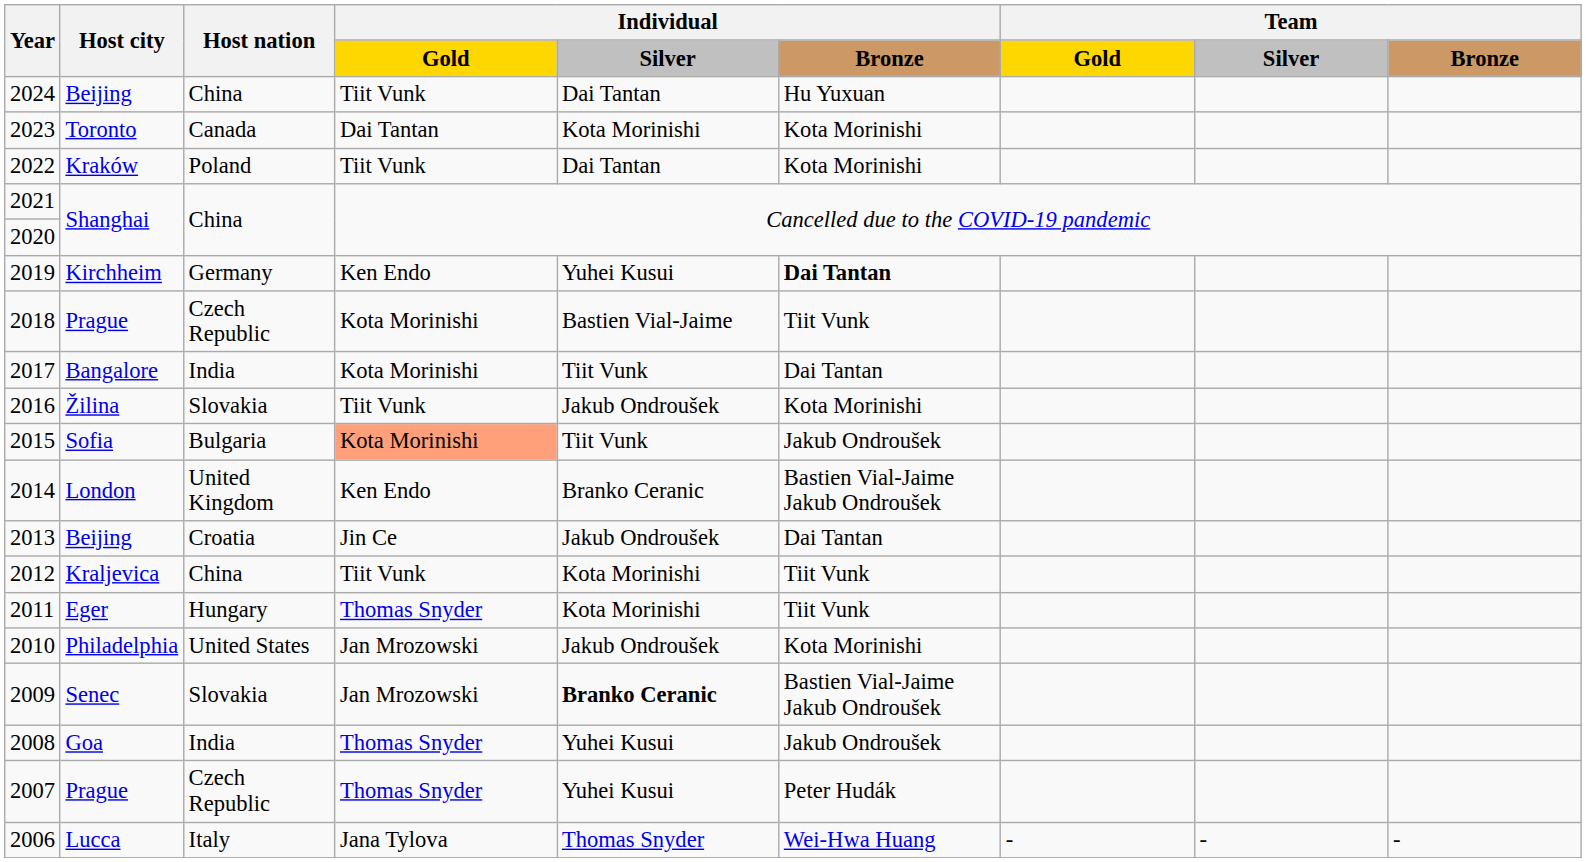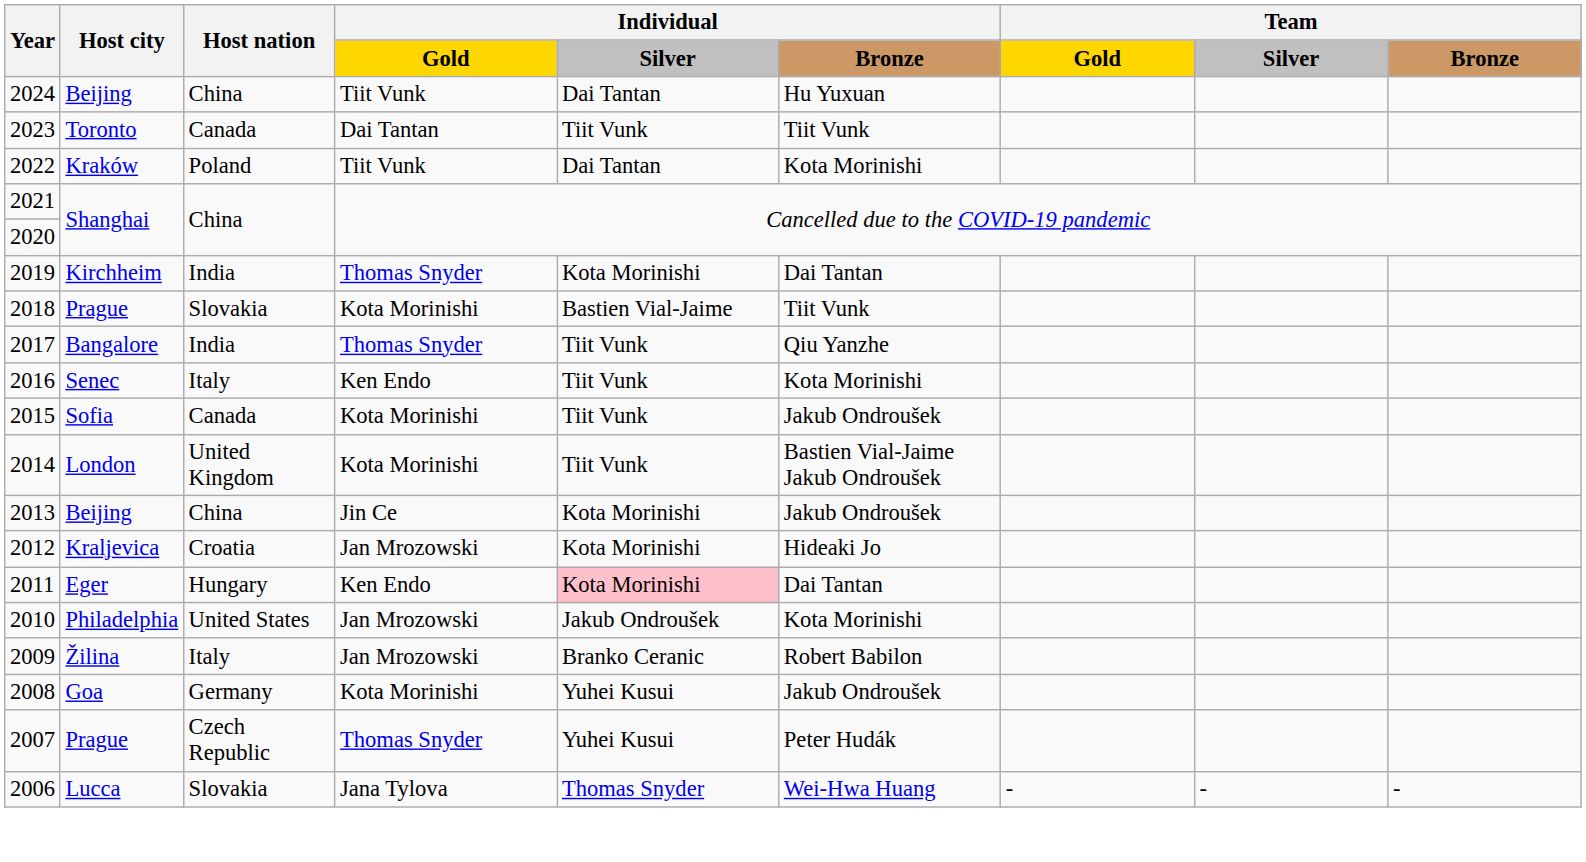(631, 129) Kota Morinishi -> (605, 129) Tiit Vunk
(853, 129) Kota Morinishi -> (827, 129) Tiit Vunk
(231, 272) Germany -> (212, 272) India
(385, 272) Ken Endo -> (411, 272) Thomas Snyder
(618, 272) Yuhei Kusui -> (631, 272) Kota Morinishi
(837, 272) bold -> (833, 272) normal
(229, 321) Czech Republic -> (228, 308) Slovakia
(409, 369) Kota Morinishi -> (411, 344) Thomas Snyder
(833, 369) Dai Tantan -> (836, 344) Qiu Yanzhe
(92, 405) Žilina -> (92, 380) Senec
(228, 405) Slovakia -> (209, 380) Italy
(383, 405) Tiit Vunk -> (385, 380) Ken Endo
(641, 405) Jakub Ondroušek -> (605, 380) Tiit Vunk
(227, 441) Bulgaria -> (222, 415) Canada
(409, 441) lightsalmon background -> (409, 415) no background
(385, 489) Ken Endo -> (409, 464) Kota Morinishi
(633, 489) Branko Ceranic -> (605, 464) Tiit Vunk
(222, 538) Croatia -> (216, 512) China
(641, 538) Jakub Ondroušek -> (631, 512) Kota Morinishi
(833, 538) Dai Tantan -> (862, 512) Jakub Ondroušek
(216, 574) China -> (222, 548) Croatia
(383, 574) Tiit Vunk -> (409, 548) Jan Mrozowski
(827, 574) Tiit Vunk -> (832, 548) Hideaki Jo
(411, 609) Thomas Snyder -> (385, 584) Ken Endo
(631, 609) no background -> (631, 584) pink background
(827, 609) Tiit Vunk -> (833, 584) Dai Tantan
(92, 694) Senec -> (92, 656) Žilina
(228, 694) Slovakia -> (209, 656) Italy
(639, 694) bold -> (633, 656) normal
(869, 694) Bastien Vial-Jaime Jakub Ondroušek -> (853, 656) Robert Babilon
(212, 742) India -> (231, 691) Germany
(411, 742) Thomas Snyder -> (409, 691) Kota Morinishi
(209, 839) Italy -> (228, 788) Slovakia
